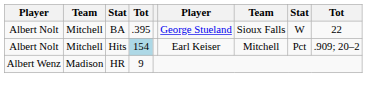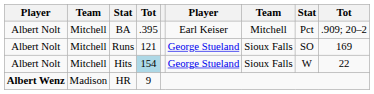(196, 30) George Stueland -> (203, 30) Earl Keiser
(261, 30) Sioux Falls -> (268, 30) Mitchell
(299, 30) W -> (307, 30) Pct
(337, 30) 22 -> (344, 30) .909; 20–2
+ row: (123, 47)
(196, 47) Earl Keiser -> (203, 64) George Stueland
(261, 47) Mitchell -> (268, 64) Sioux Falls
(299, 47) Pct -> (307, 64) W
(337, 47) .909; 20–2 -> (344, 64) 22
(34, 64) normal -> (36, 81) bold
